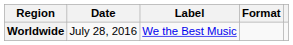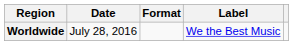columns swapped: (261, 13) <-> (189, 13)
